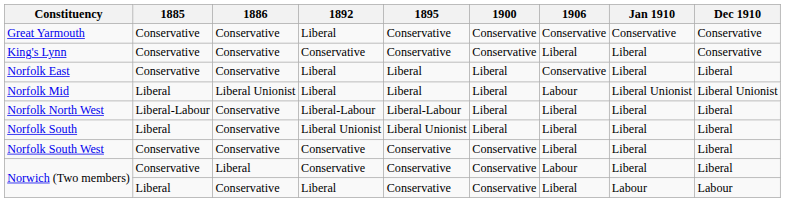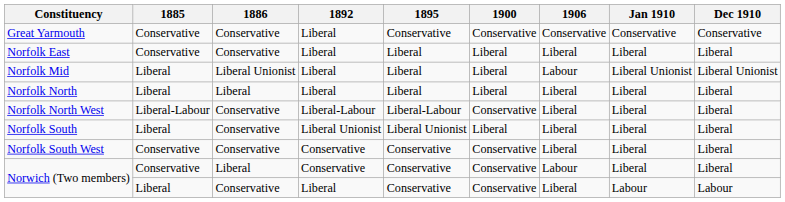- row: (37, 52)
(574, 71) Conservative -> (560, 52) Liberal
+ row: (42, 91)
(490, 110) Liberal -> (504, 110) Conservative
